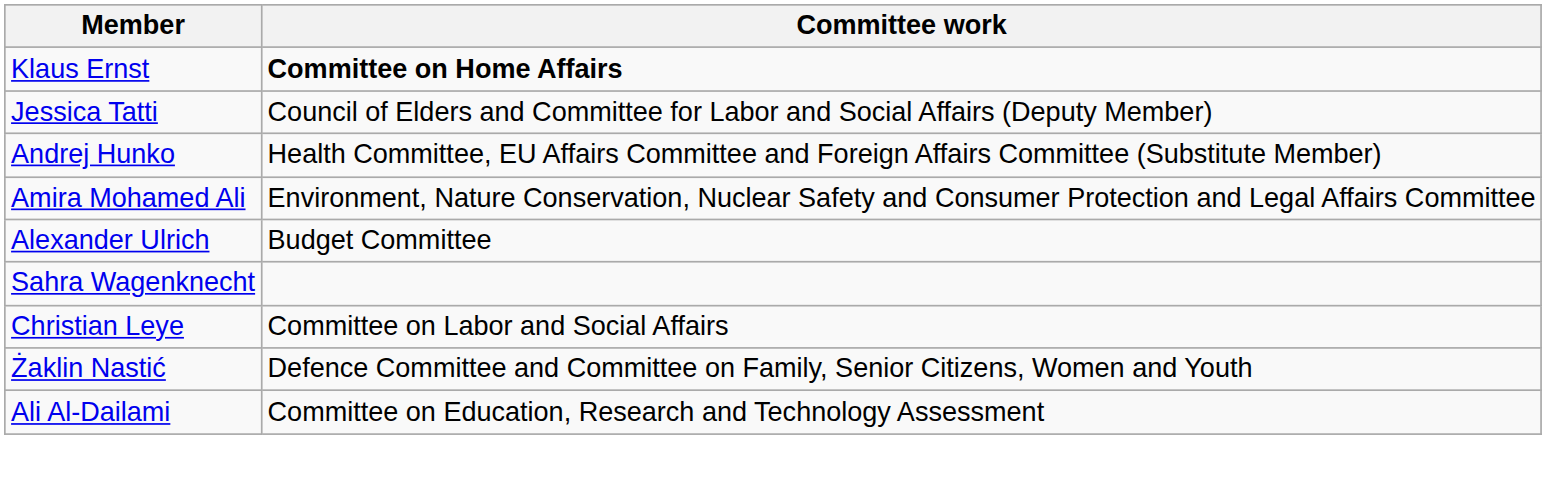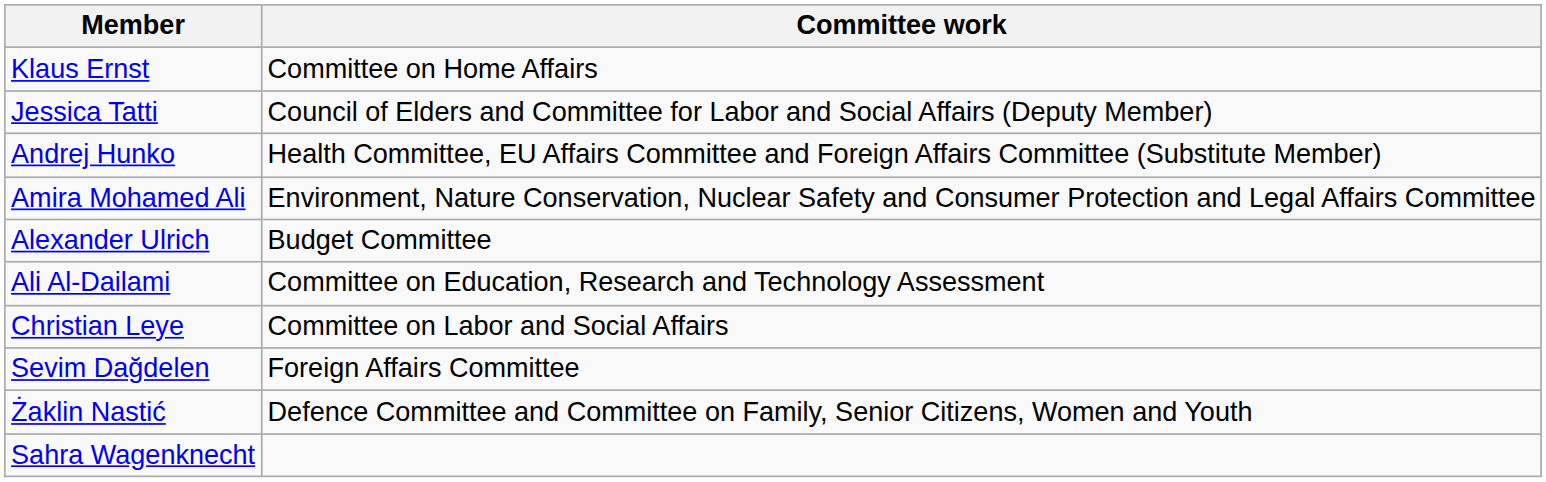(445, 68) bold -> (433, 68) normal
rows swapped: (91, 411) <-> (133, 283)
+ row: (110, 369)
